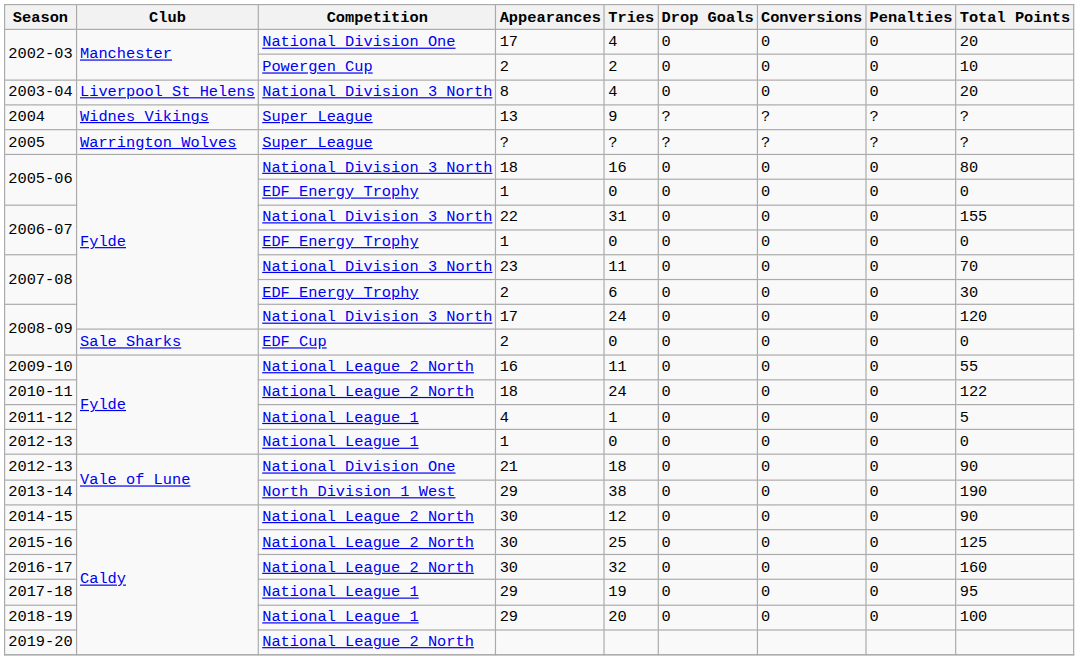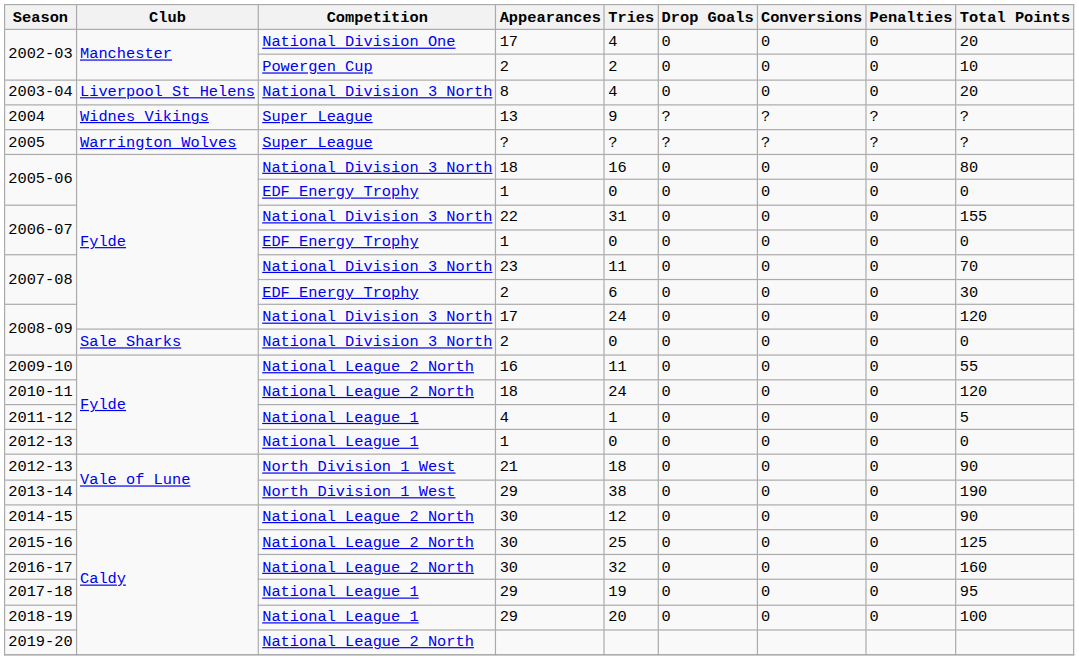(294, 342) EDF Cup -> (377, 342) National Division 3 North
(973, 392) 122 -> (973, 392) 120
(359, 467) National Division One -> (359, 467) North Division 1 West
